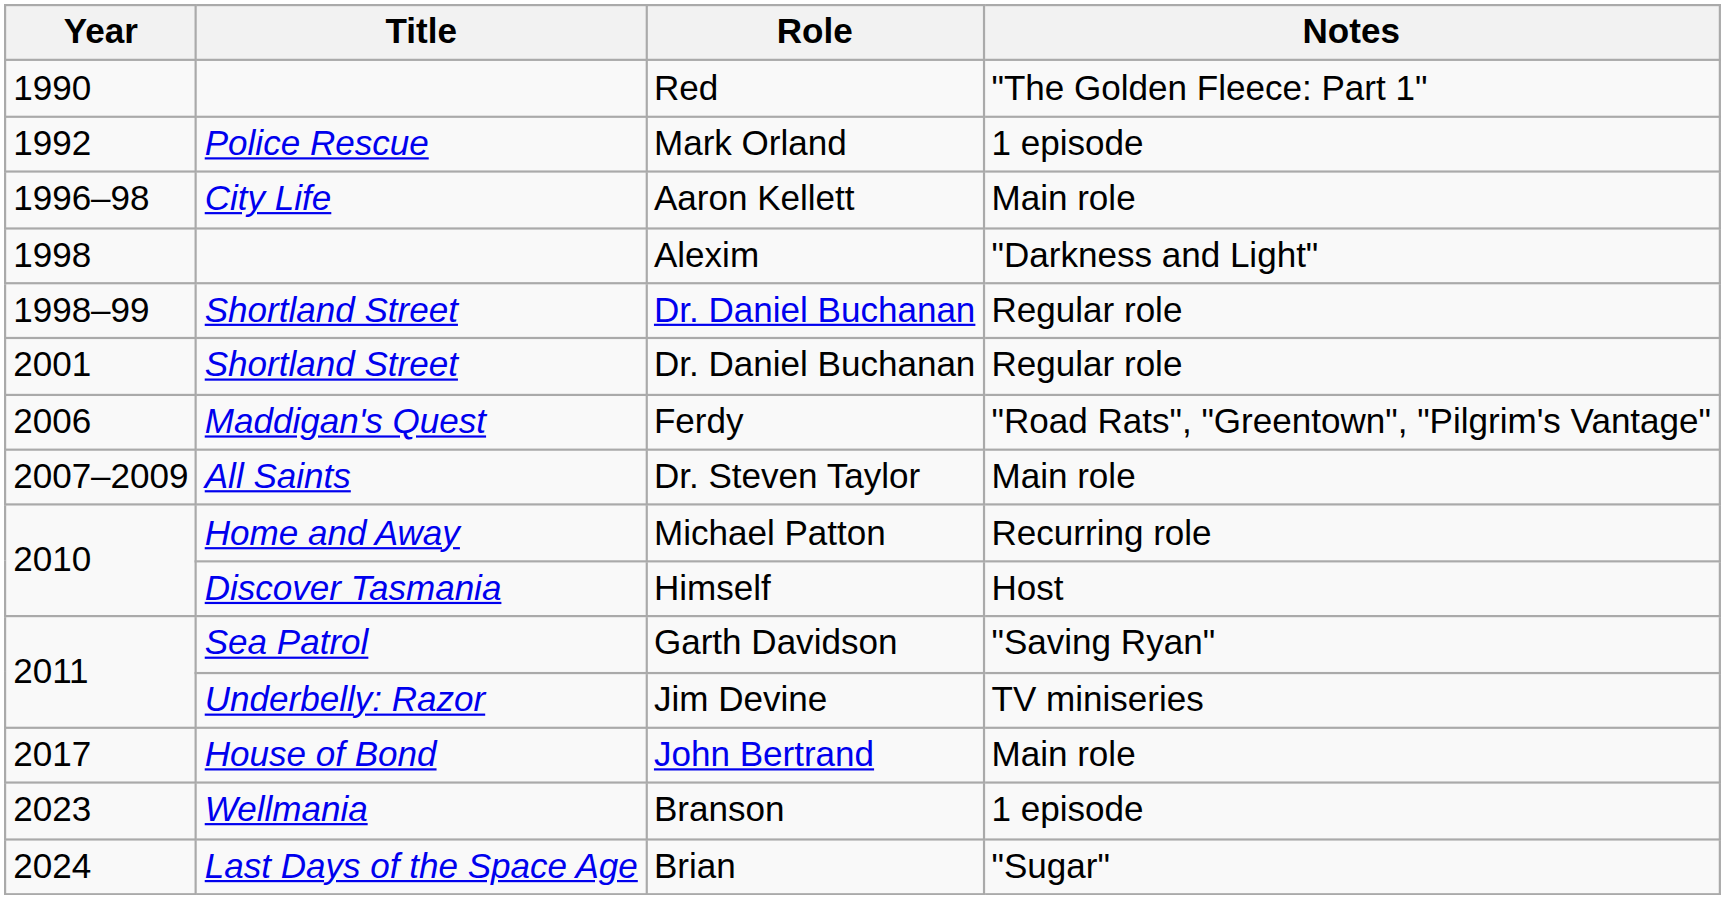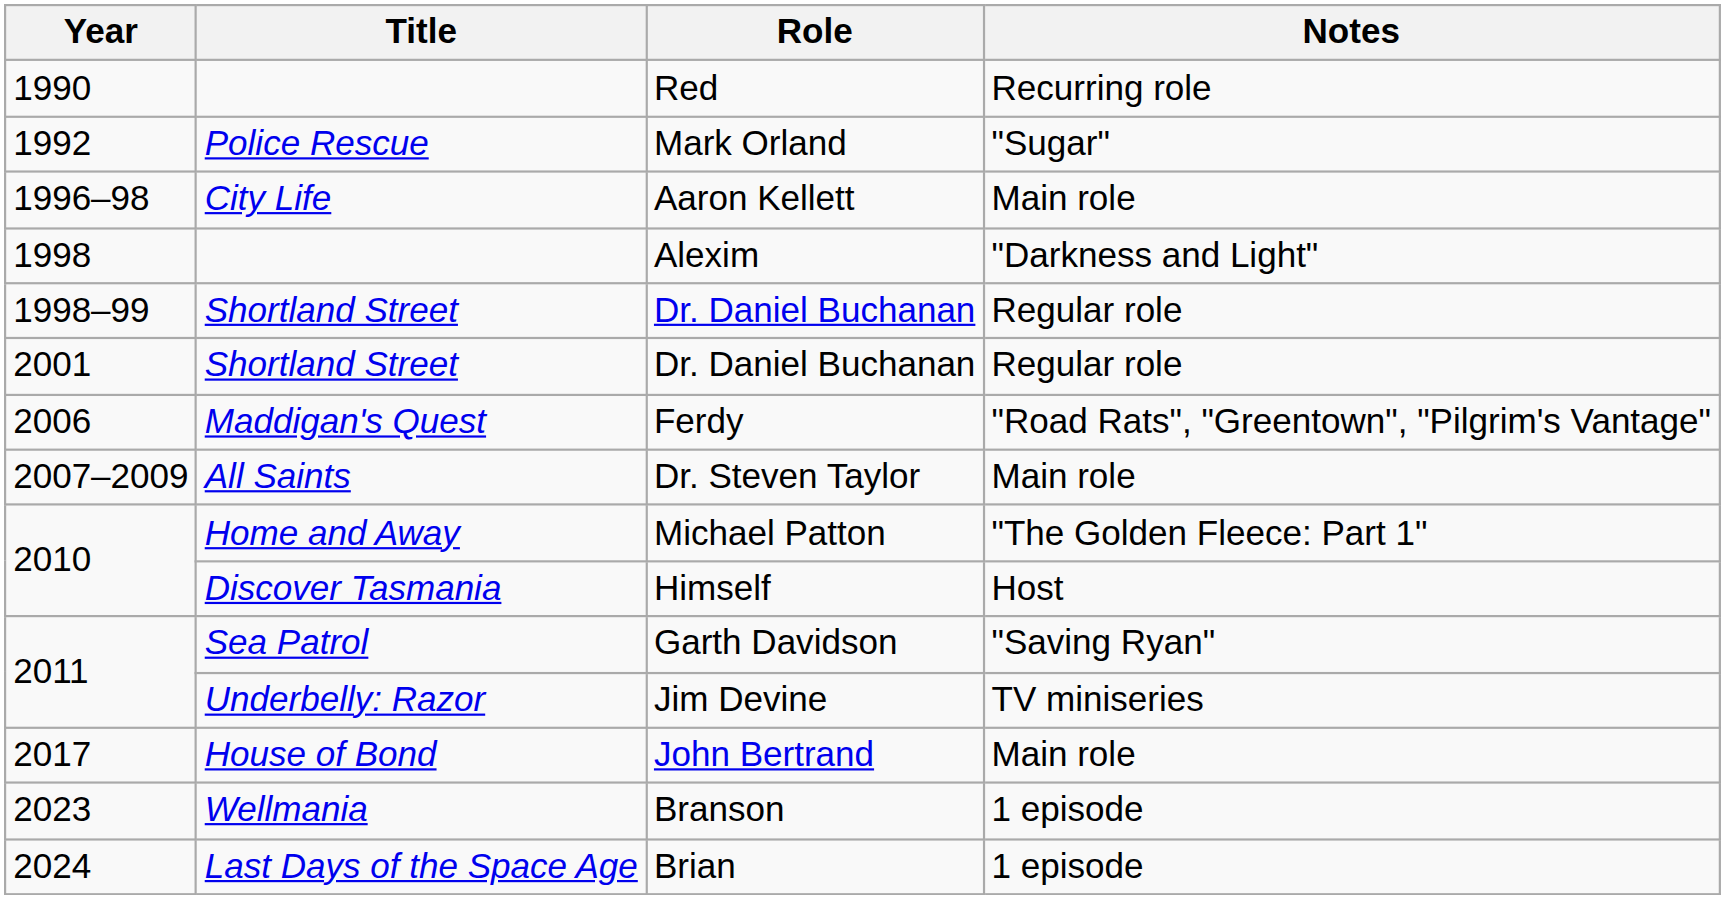(1209, 87) "The Golden Fleece: Part 1" -> (1102, 87) Recurring role
(1068, 143) 1 episode -> (1051, 143) "Sugar"
(1102, 532) Recurring role -> (1209, 532) "The Golden Fleece: Part 1"
(1051, 865) "Sugar" -> (1068, 865) 1 episode
